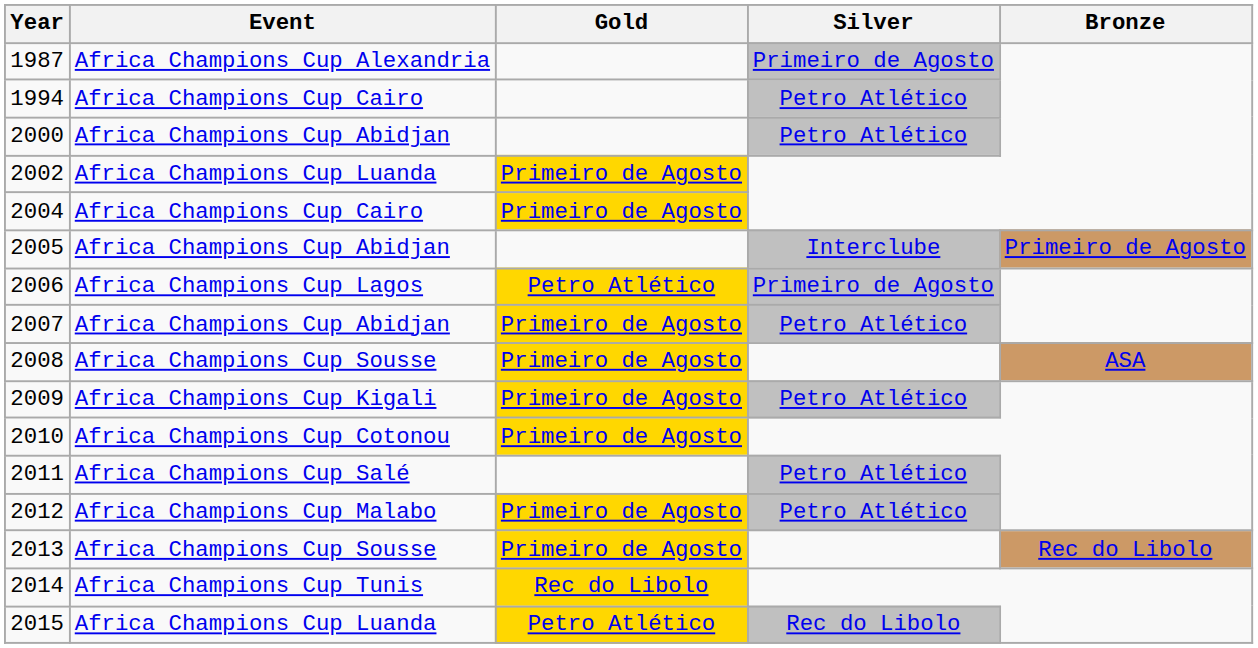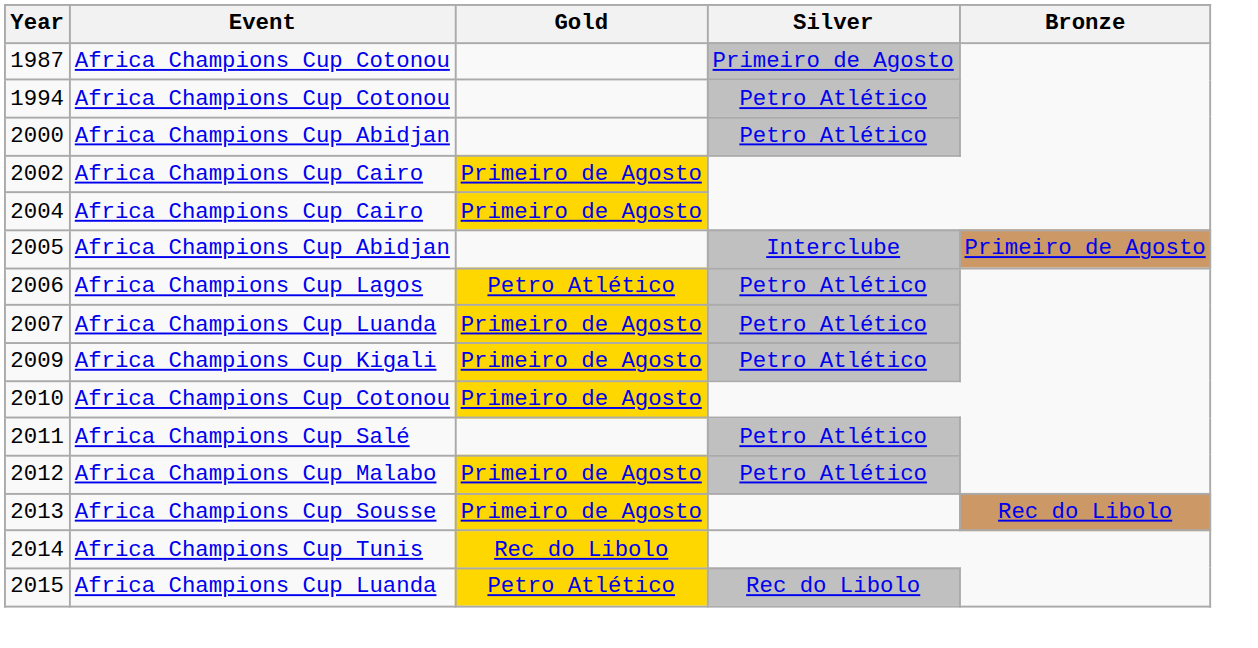(282, 61) Africa Champions Cup Alexandria -> (262, 61) Africa Champions Cup Cotonou
(249, 99) Africa Champions Cup Cairo -> (262, 99) Africa Champions Cup Cotonou
(256, 174) Africa Champions Cup Luanda -> (249, 174) Africa Champions Cup Cairo
(873, 286) Primeiro de Agosto -> (833, 286) Petro Atlético
(262, 324) Africa Champions Cup Abidjan -> (256, 324) Africa Champions Cup Luanda
- row: (37, 361)
